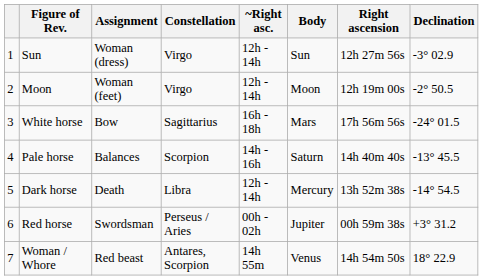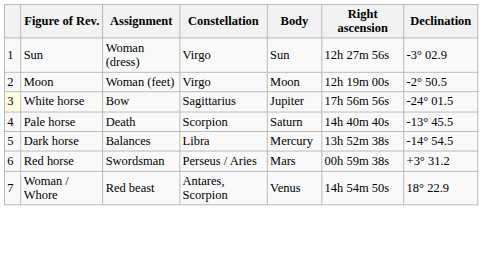- column: (263, 21)
(10, 122) no background -> (10, 101) lightyellow background
(303, 122) Mars -> (287, 101) Jupiter
(117, 156) Balances -> (121, 121) Death
(109, 190) Death -> (128, 141) Balances
(308, 224) Jupiter -> (283, 161) Mars
